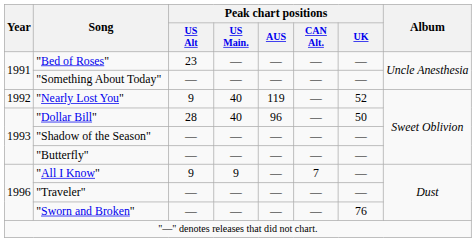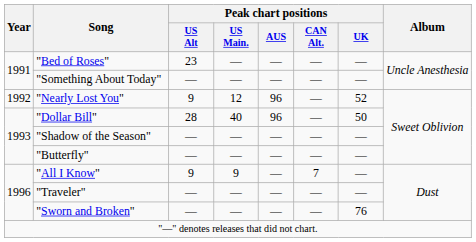(236, 98) 40 -> (236, 98) 12
(276, 98) 119 -> (276, 98) 96
